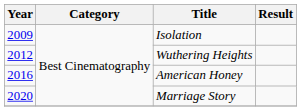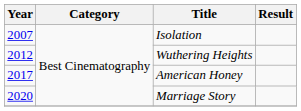(20, 34) 2009 -> (20, 34) 2007
(20, 75) 2016 -> (20, 75) 2017
